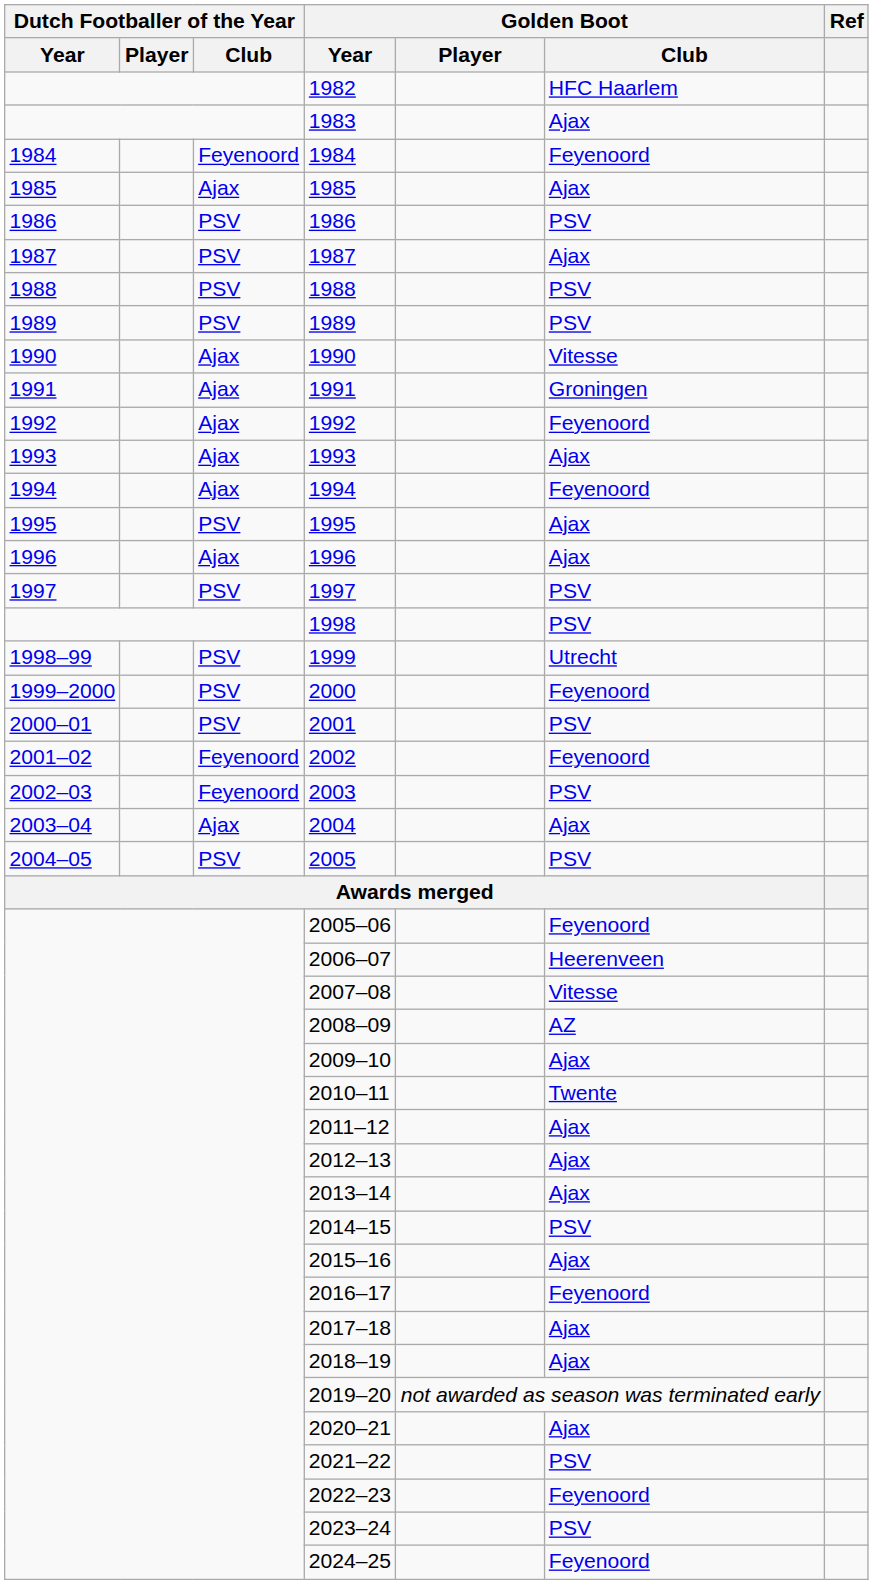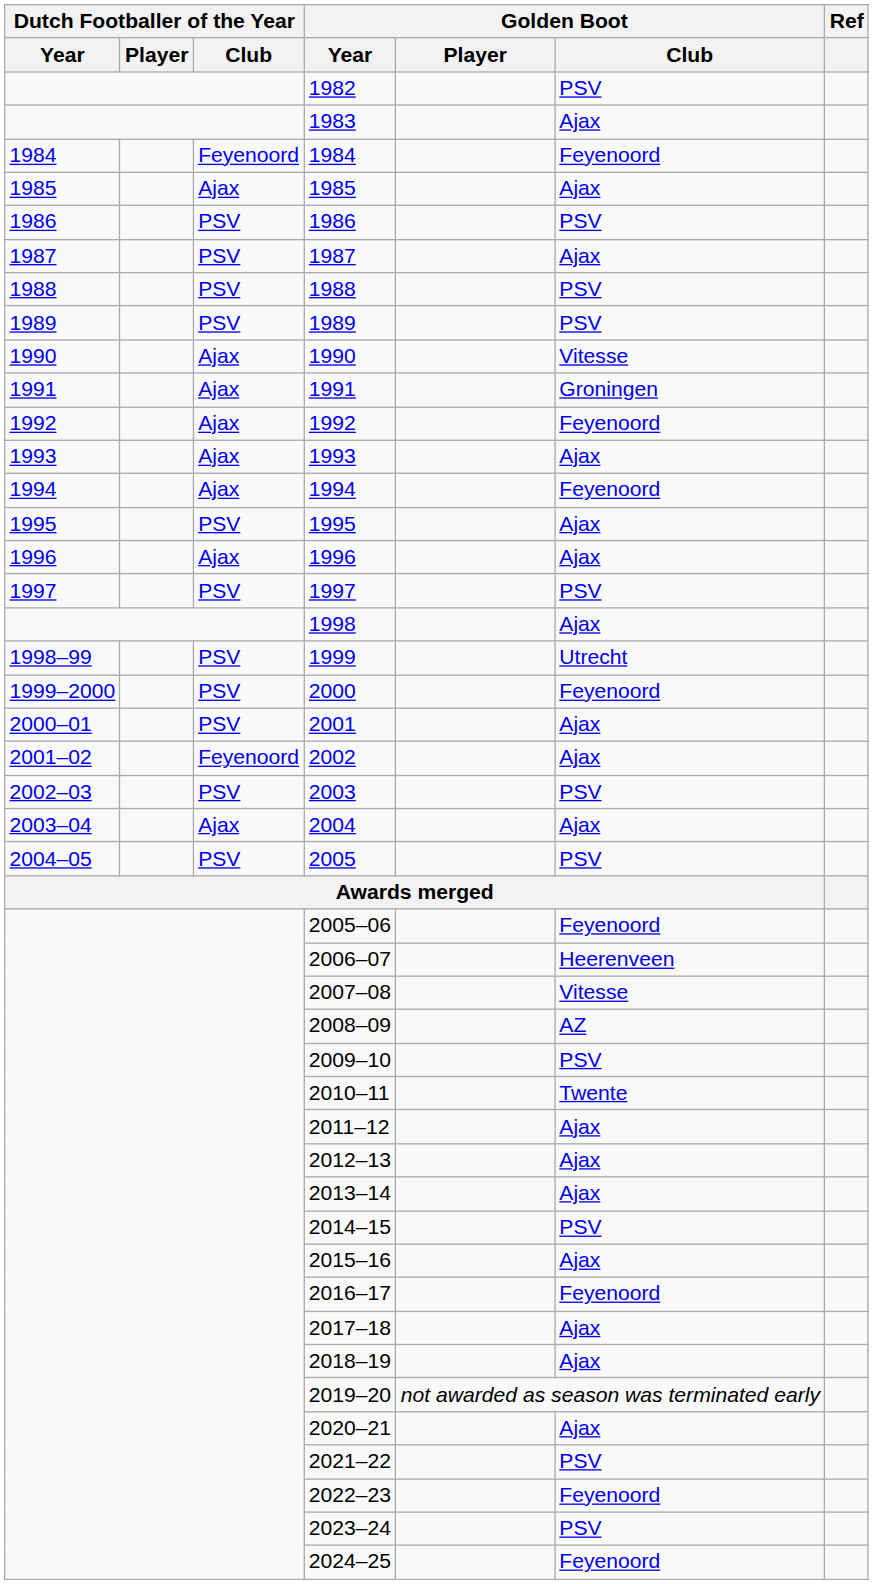(613, 88) HFC Haarlem -> (580, 88) PSV
(570, 624) PSV -> (580, 624) Ajax
(570, 724) PSV -> (580, 724) Ajax
(599, 758) Feyenoord -> (580, 758) Ajax
(249, 791) Feyenoord -> (219, 791) PSV
(569, 1059) Ajax -> (580, 1059) PSV
